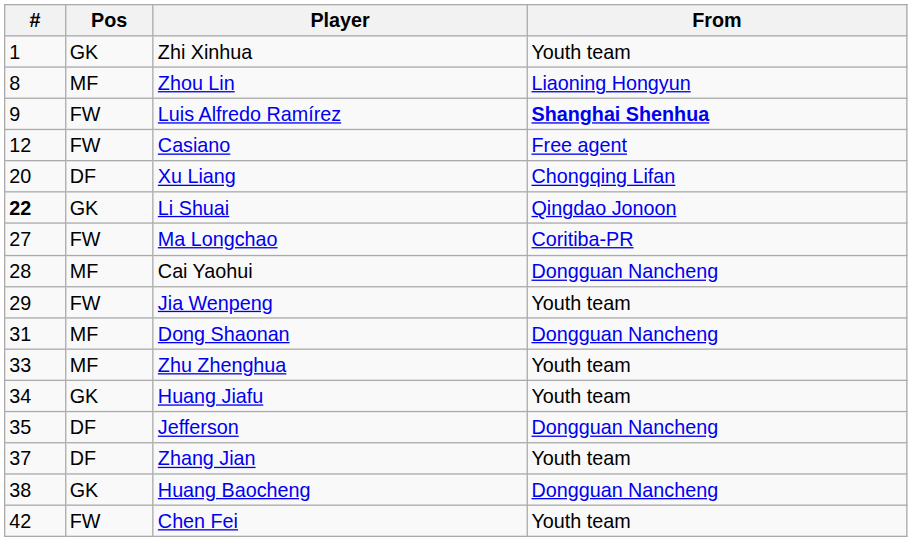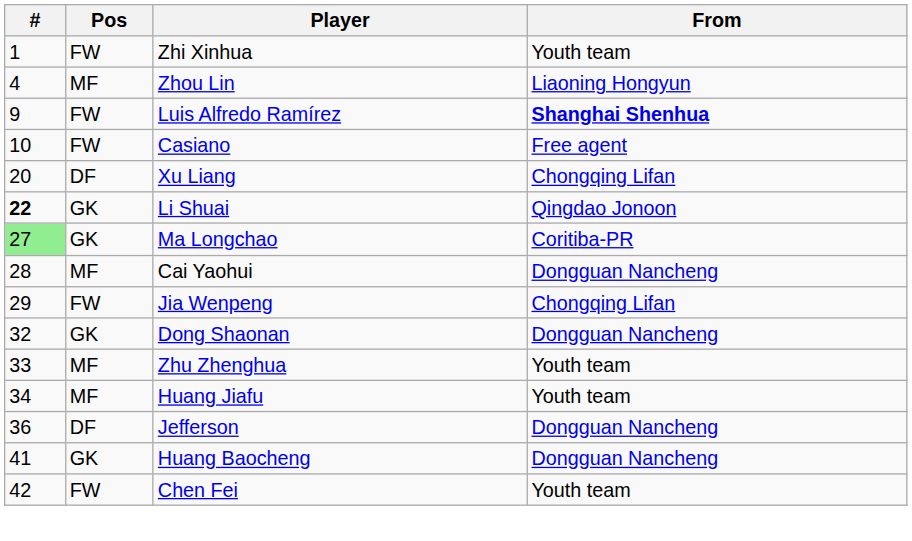(84, 52) GK -> (85, 52) FW
(15, 83) 8 -> (15, 83) 4
(20, 146) 12 -> (20, 146) 10
(20, 239) no background -> (20, 239) lightgreen background
(85, 239) FW -> (84, 239) GK
(581, 302) Youth team -> (603, 302) Chongqing Lifan
(20, 333) 31 -> (20, 333) 32
(84, 333) MF -> (84, 333) GK
(84, 396) GK -> (84, 396) MF
(20, 427) 35 -> (20, 427) 36
- row: (207, 458)
(20, 490) 38 -> (20, 458) 41
